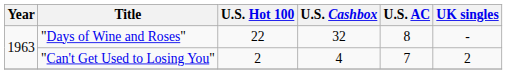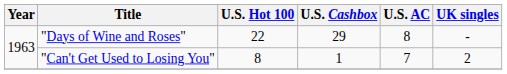(339, 36) 32 -> (339, 36) 29
(258, 58) 2 -> (258, 58) 8
(339, 58) 4 -> (339, 58) 1
